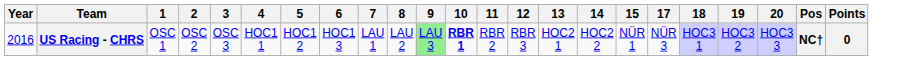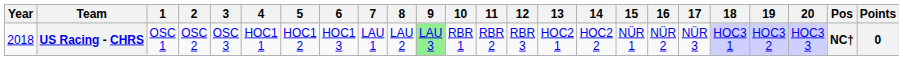+ column: (663, 13)
(21, 39) 2016 -> (21, 39) 2018
(461, 39) bold -> (461, 39) normal
